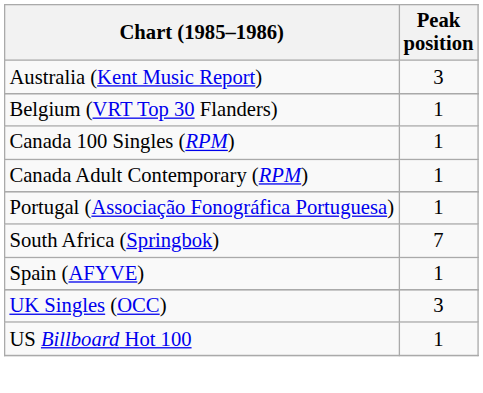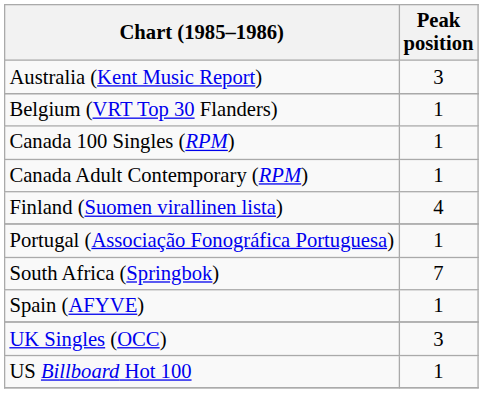+ row: (146, 207)
